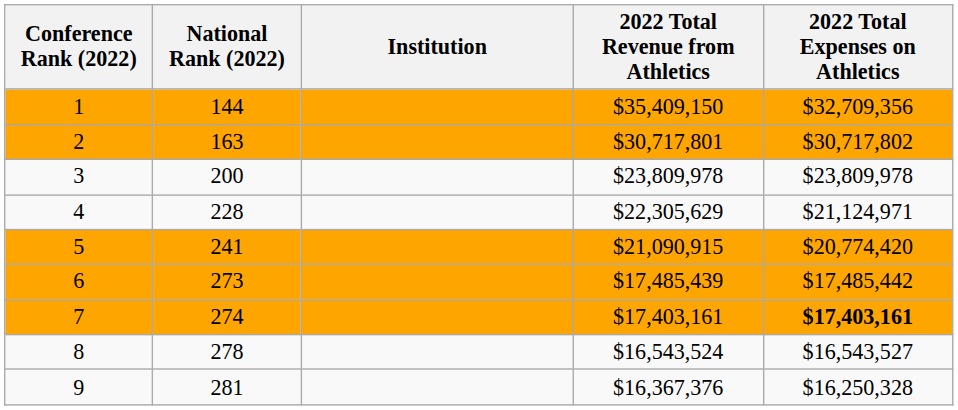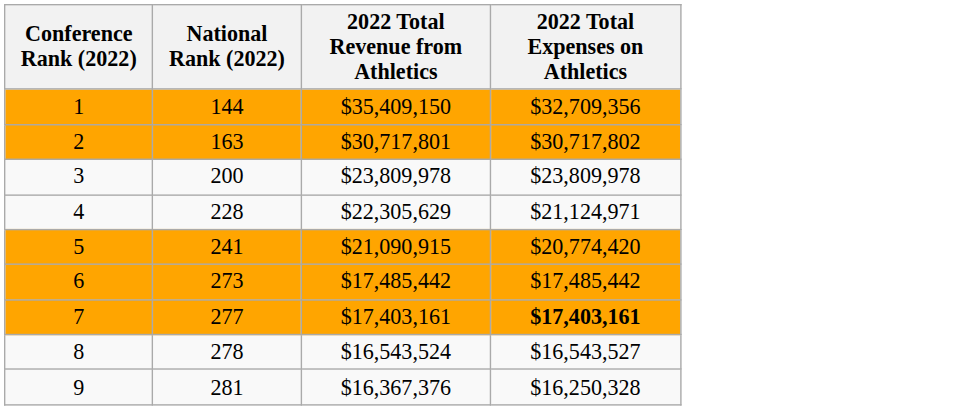- column: (437, 46)
(668, 281) $17,485,439 -> (396, 281) $17,485,442
(227, 316) 274 -> (227, 316) 277
